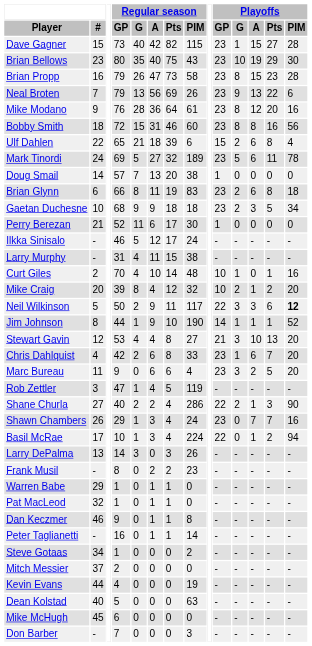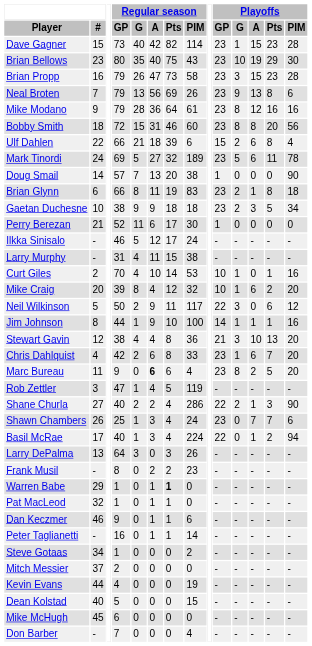(195, 44) 115 -> (195, 44) 114
(272, 44) 27 -> (272, 44) 23
(237, 77) 8 -> (237, 77) 3
(272, 93) 22 -> (270, 93) 8
(119, 110) 76 -> (119, 110) 79
(272, 110) 20 -> (272, 110) 16
(272, 126) 16 -> (272, 126) 20
(119, 143) 65 -> (119, 143) 66
(290, 175) 0 -> (293, 175) 90
(253, 192) 6 -> (253, 192) 1
(119, 208) 68 -> (119, 208) 38
(192, 274) 48 -> (192, 274) 53
(237, 290) 2 -> (237, 290) 1
(253, 290) 1 -> (253, 290) 6
(253, 306) 3 -> (253, 306) 0
(293, 306) bold -> (293, 306) normal
(195, 323) 190 -> (195, 323) 100
(293, 323) 52 -> (293, 323) 16
(119, 339) 53 -> (119, 339) 38
(192, 339) 27 -> (192, 339) 36
(152, 372) normal -> (152, 372) bold
(237, 372) 3 -> (237, 372) 8
(119, 421) 29 -> (119, 421) 25
(293, 421) 16 -> (290, 421) 6
(119, 437) 10 -> (119, 437) 40
(119, 454) 14 -> (119, 454) 64
(169, 487) normal -> (169, 487) bold
(189, 519) 8 -> (189, 519) 6
(192, 601) 63 -> (192, 601) 15
(189, 634) 3 -> (189, 634) 4
